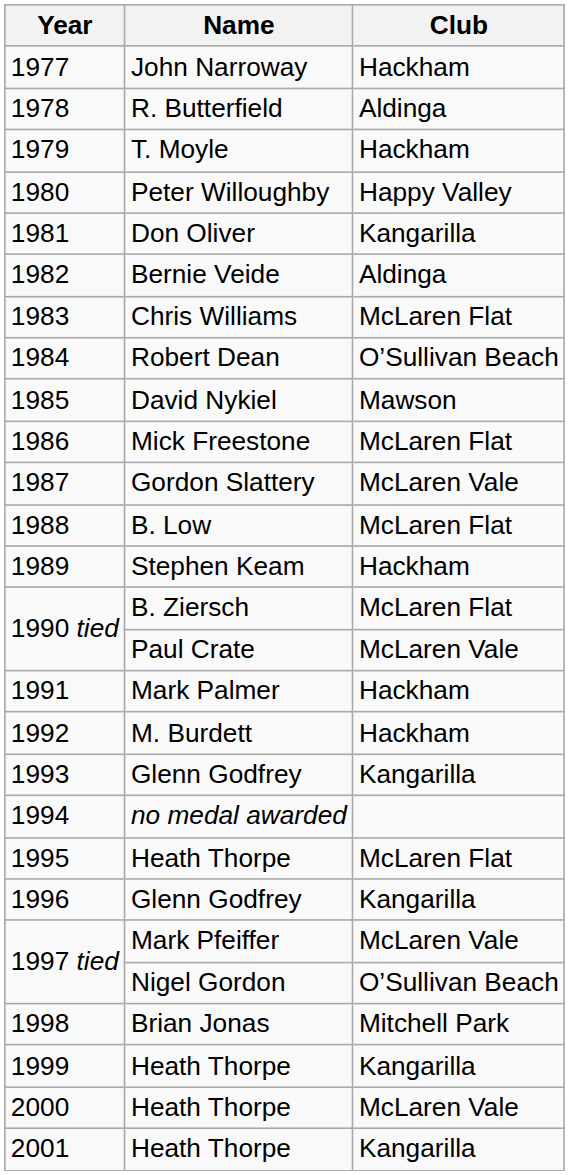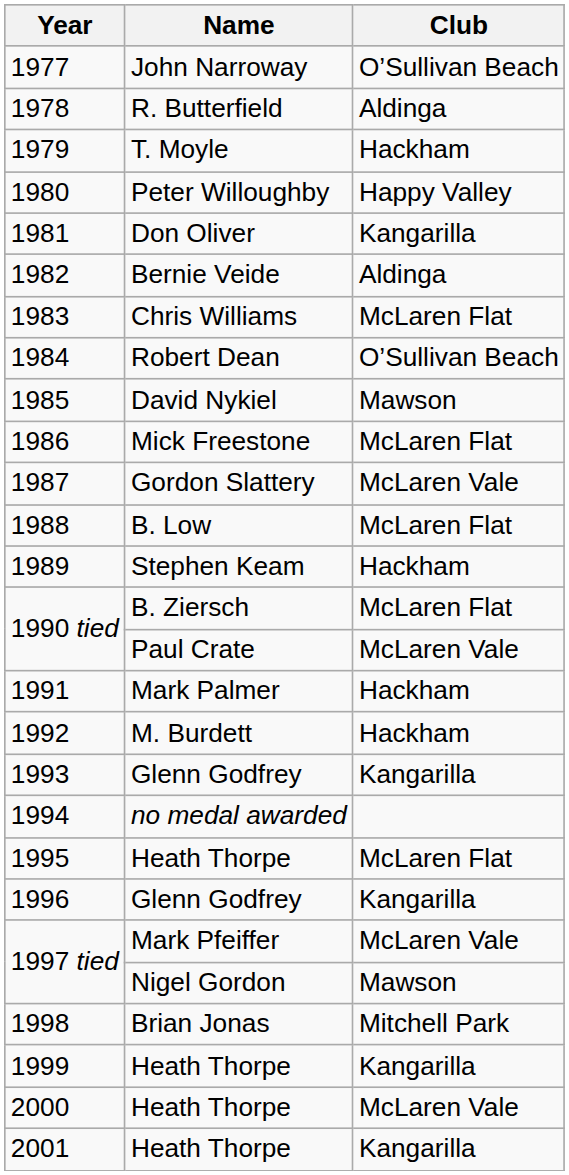(414, 66) Hackham -> (459, 66) O’Sullivan Beach
(459, 982) O’Sullivan Beach -> (408, 982) Mawson
